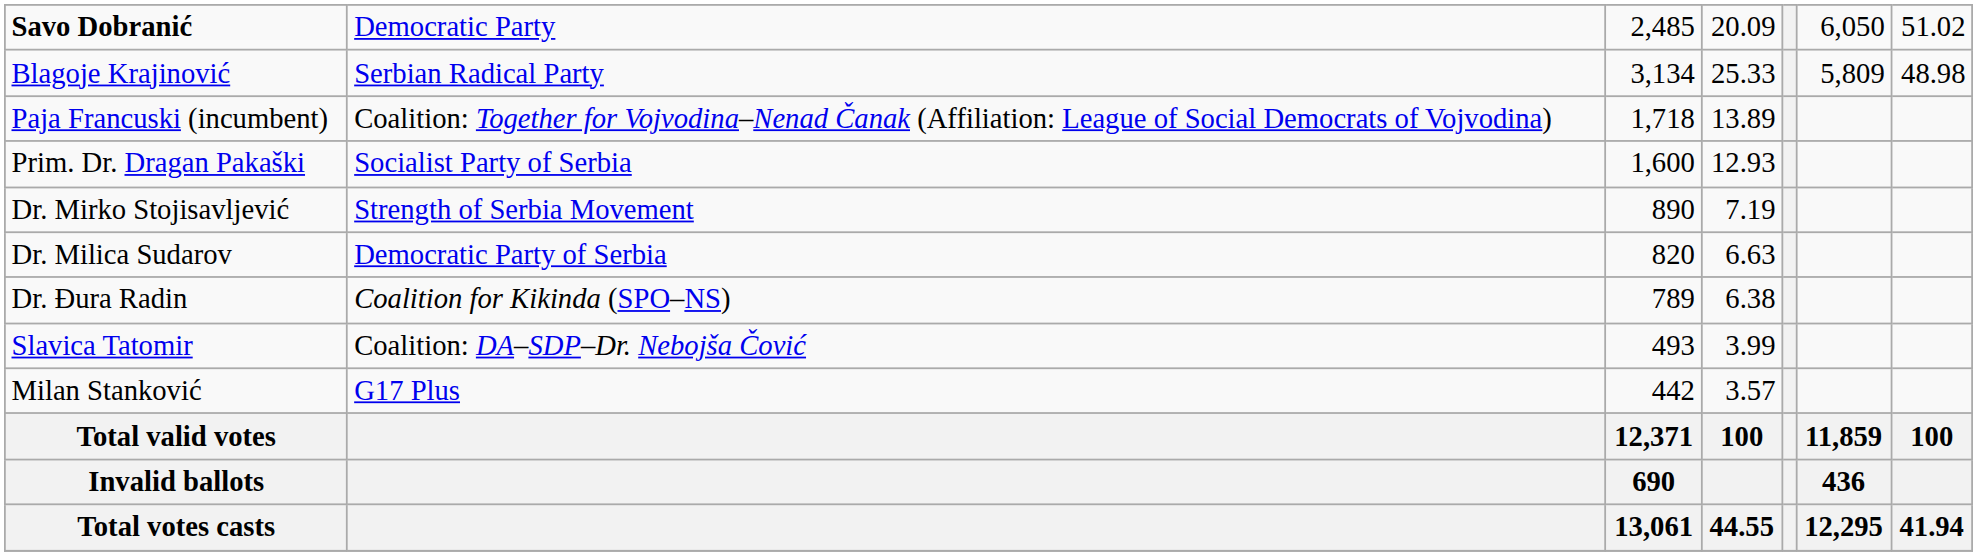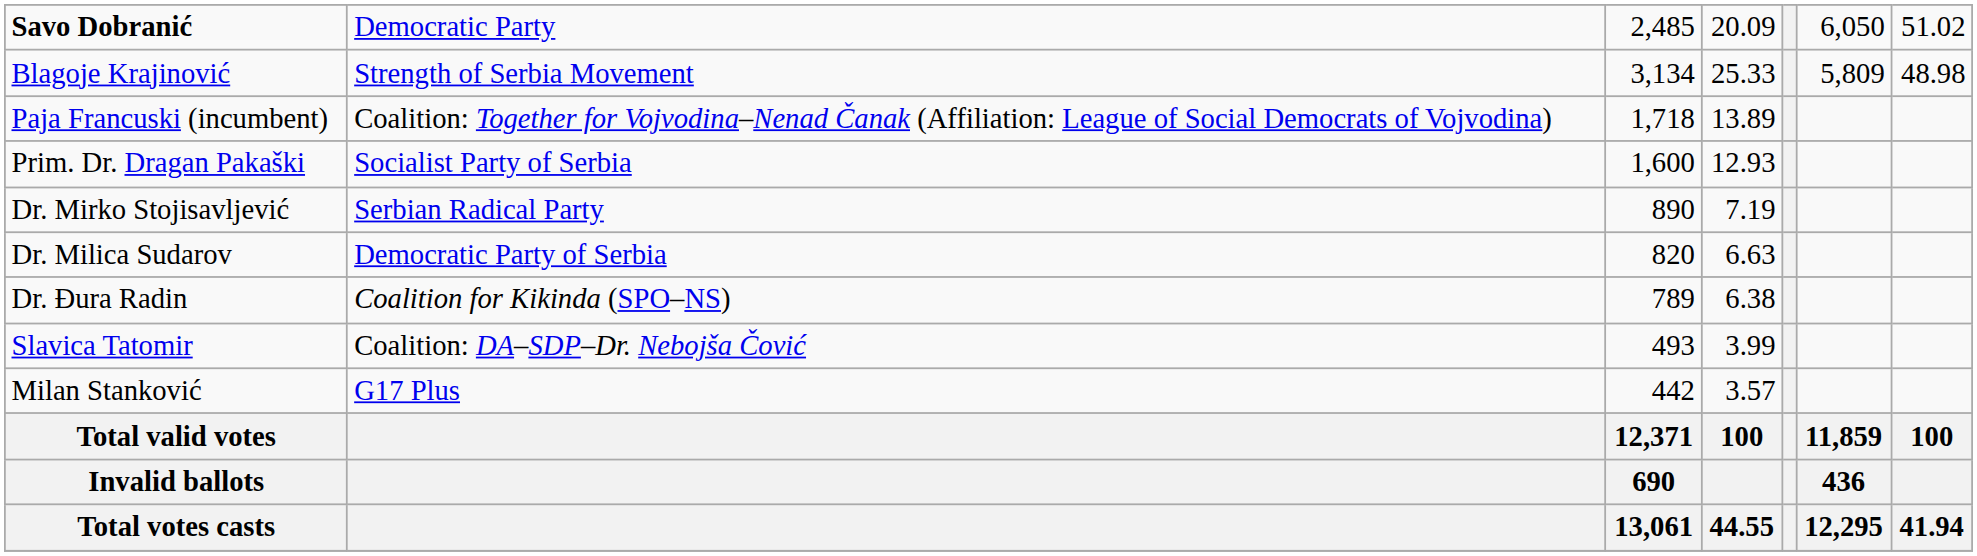(479, 72) Serbian Radical Party -> (524, 72) Strength of Serbia Movement
(524, 208) Strength of Serbia Movement -> (479, 208) Serbian Radical Party
